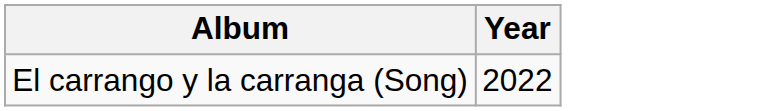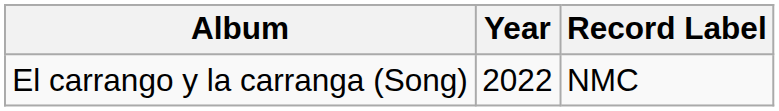+ column: (667, 29)
